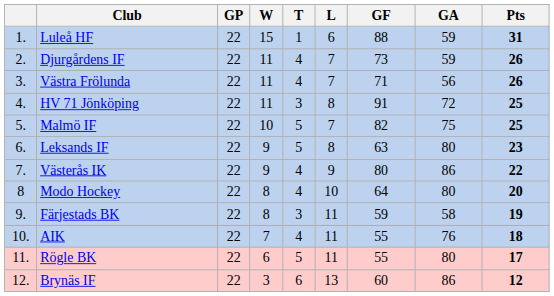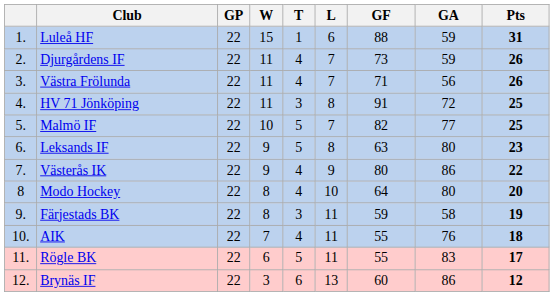(448, 125) 75 -> (448, 125) 77
(448, 258) 80 -> (448, 258) 83
